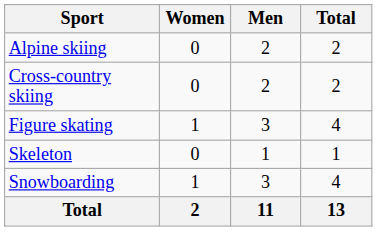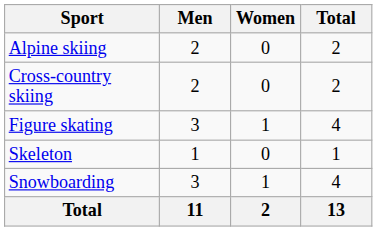columns swapped: (266, 18) <-> (195, 18)
